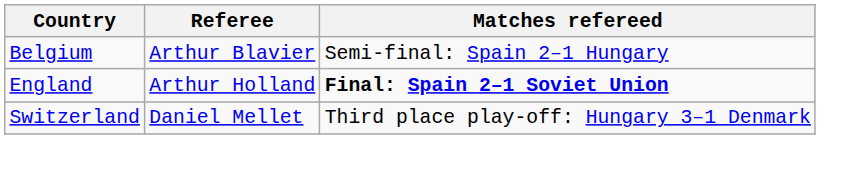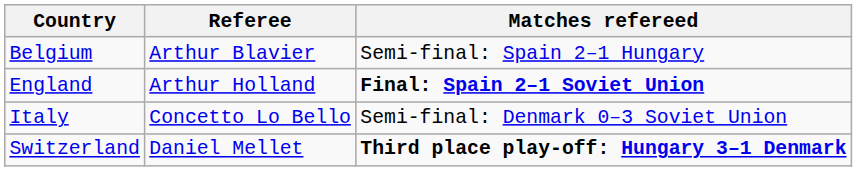+ row: (39, 117)
(568, 117) normal -> (603, 150) bold
